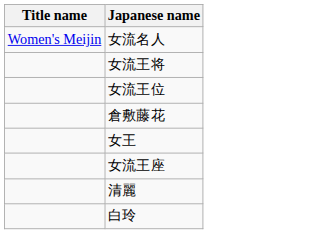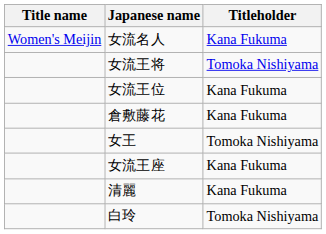+ column: (262, 15)
